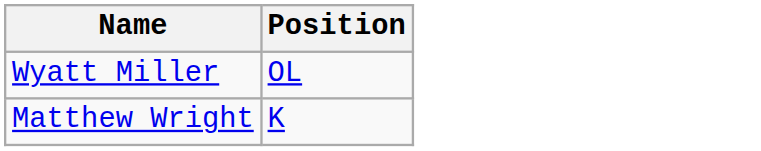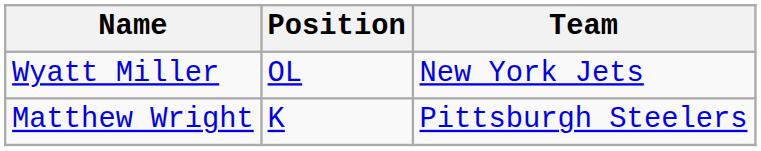+ column: (583, 29)
